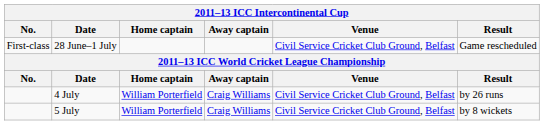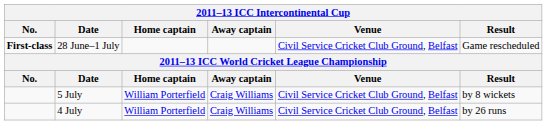(28, 45) normal -> (30, 45) bold
rows swapped: (67, 95) <-> (67, 111)
